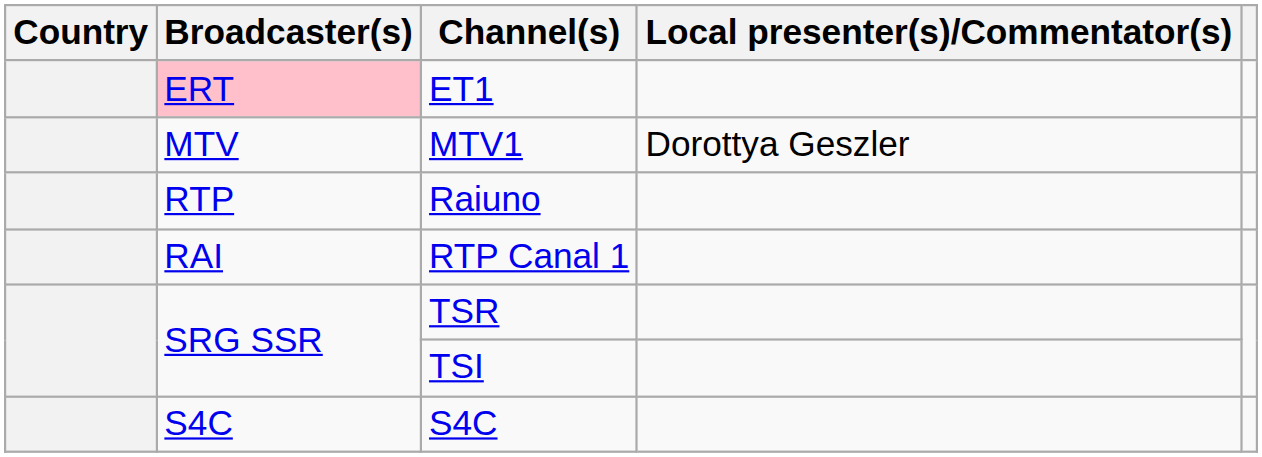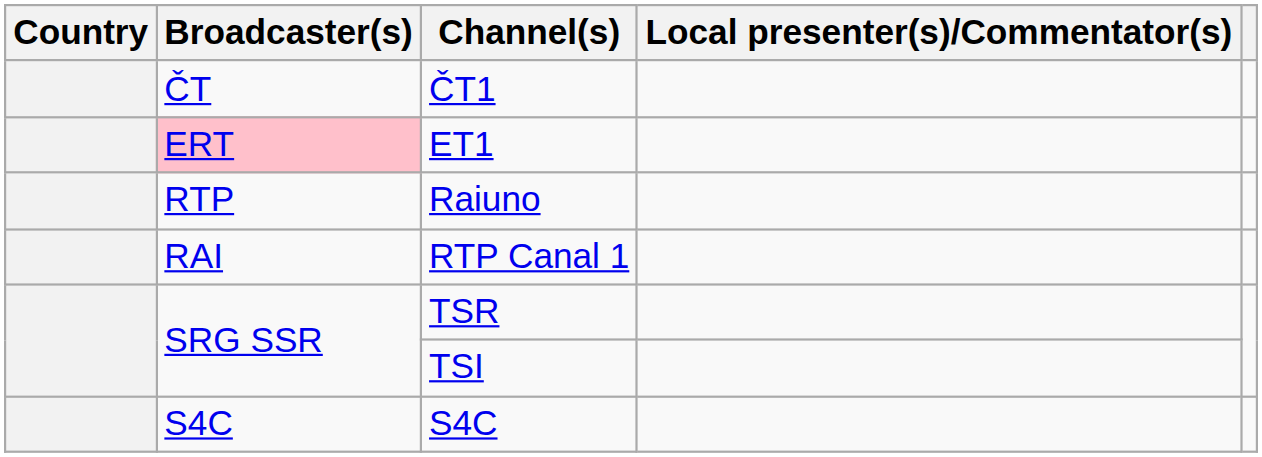+ row: (462, 88)
- row: (476, 144)
